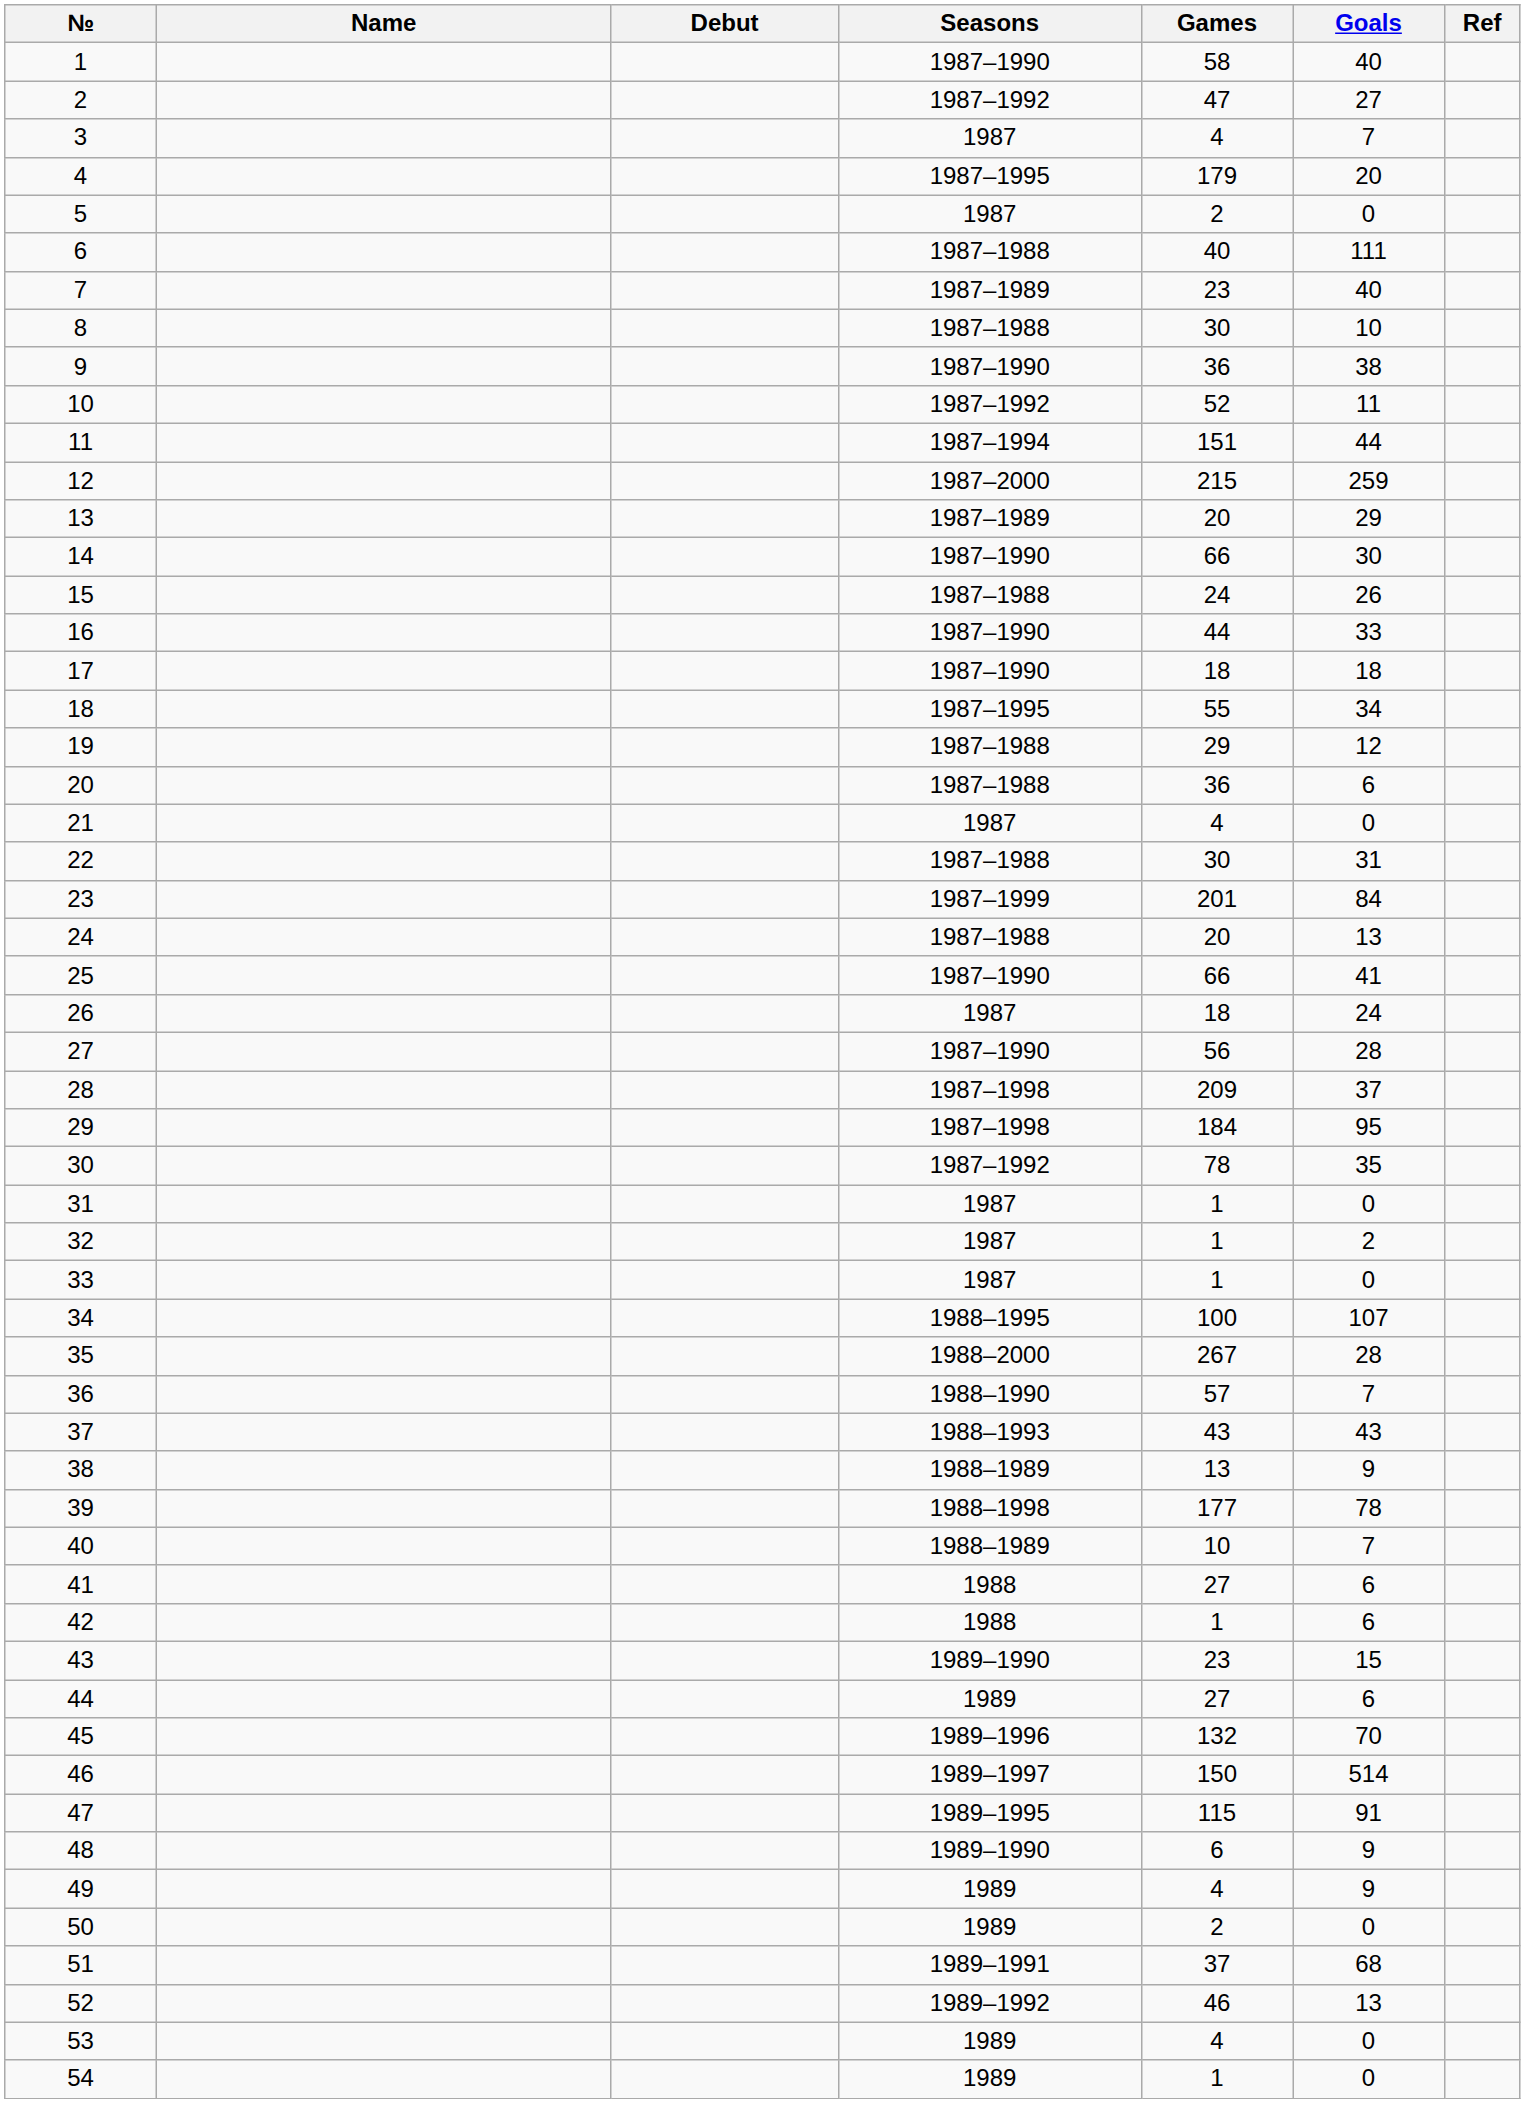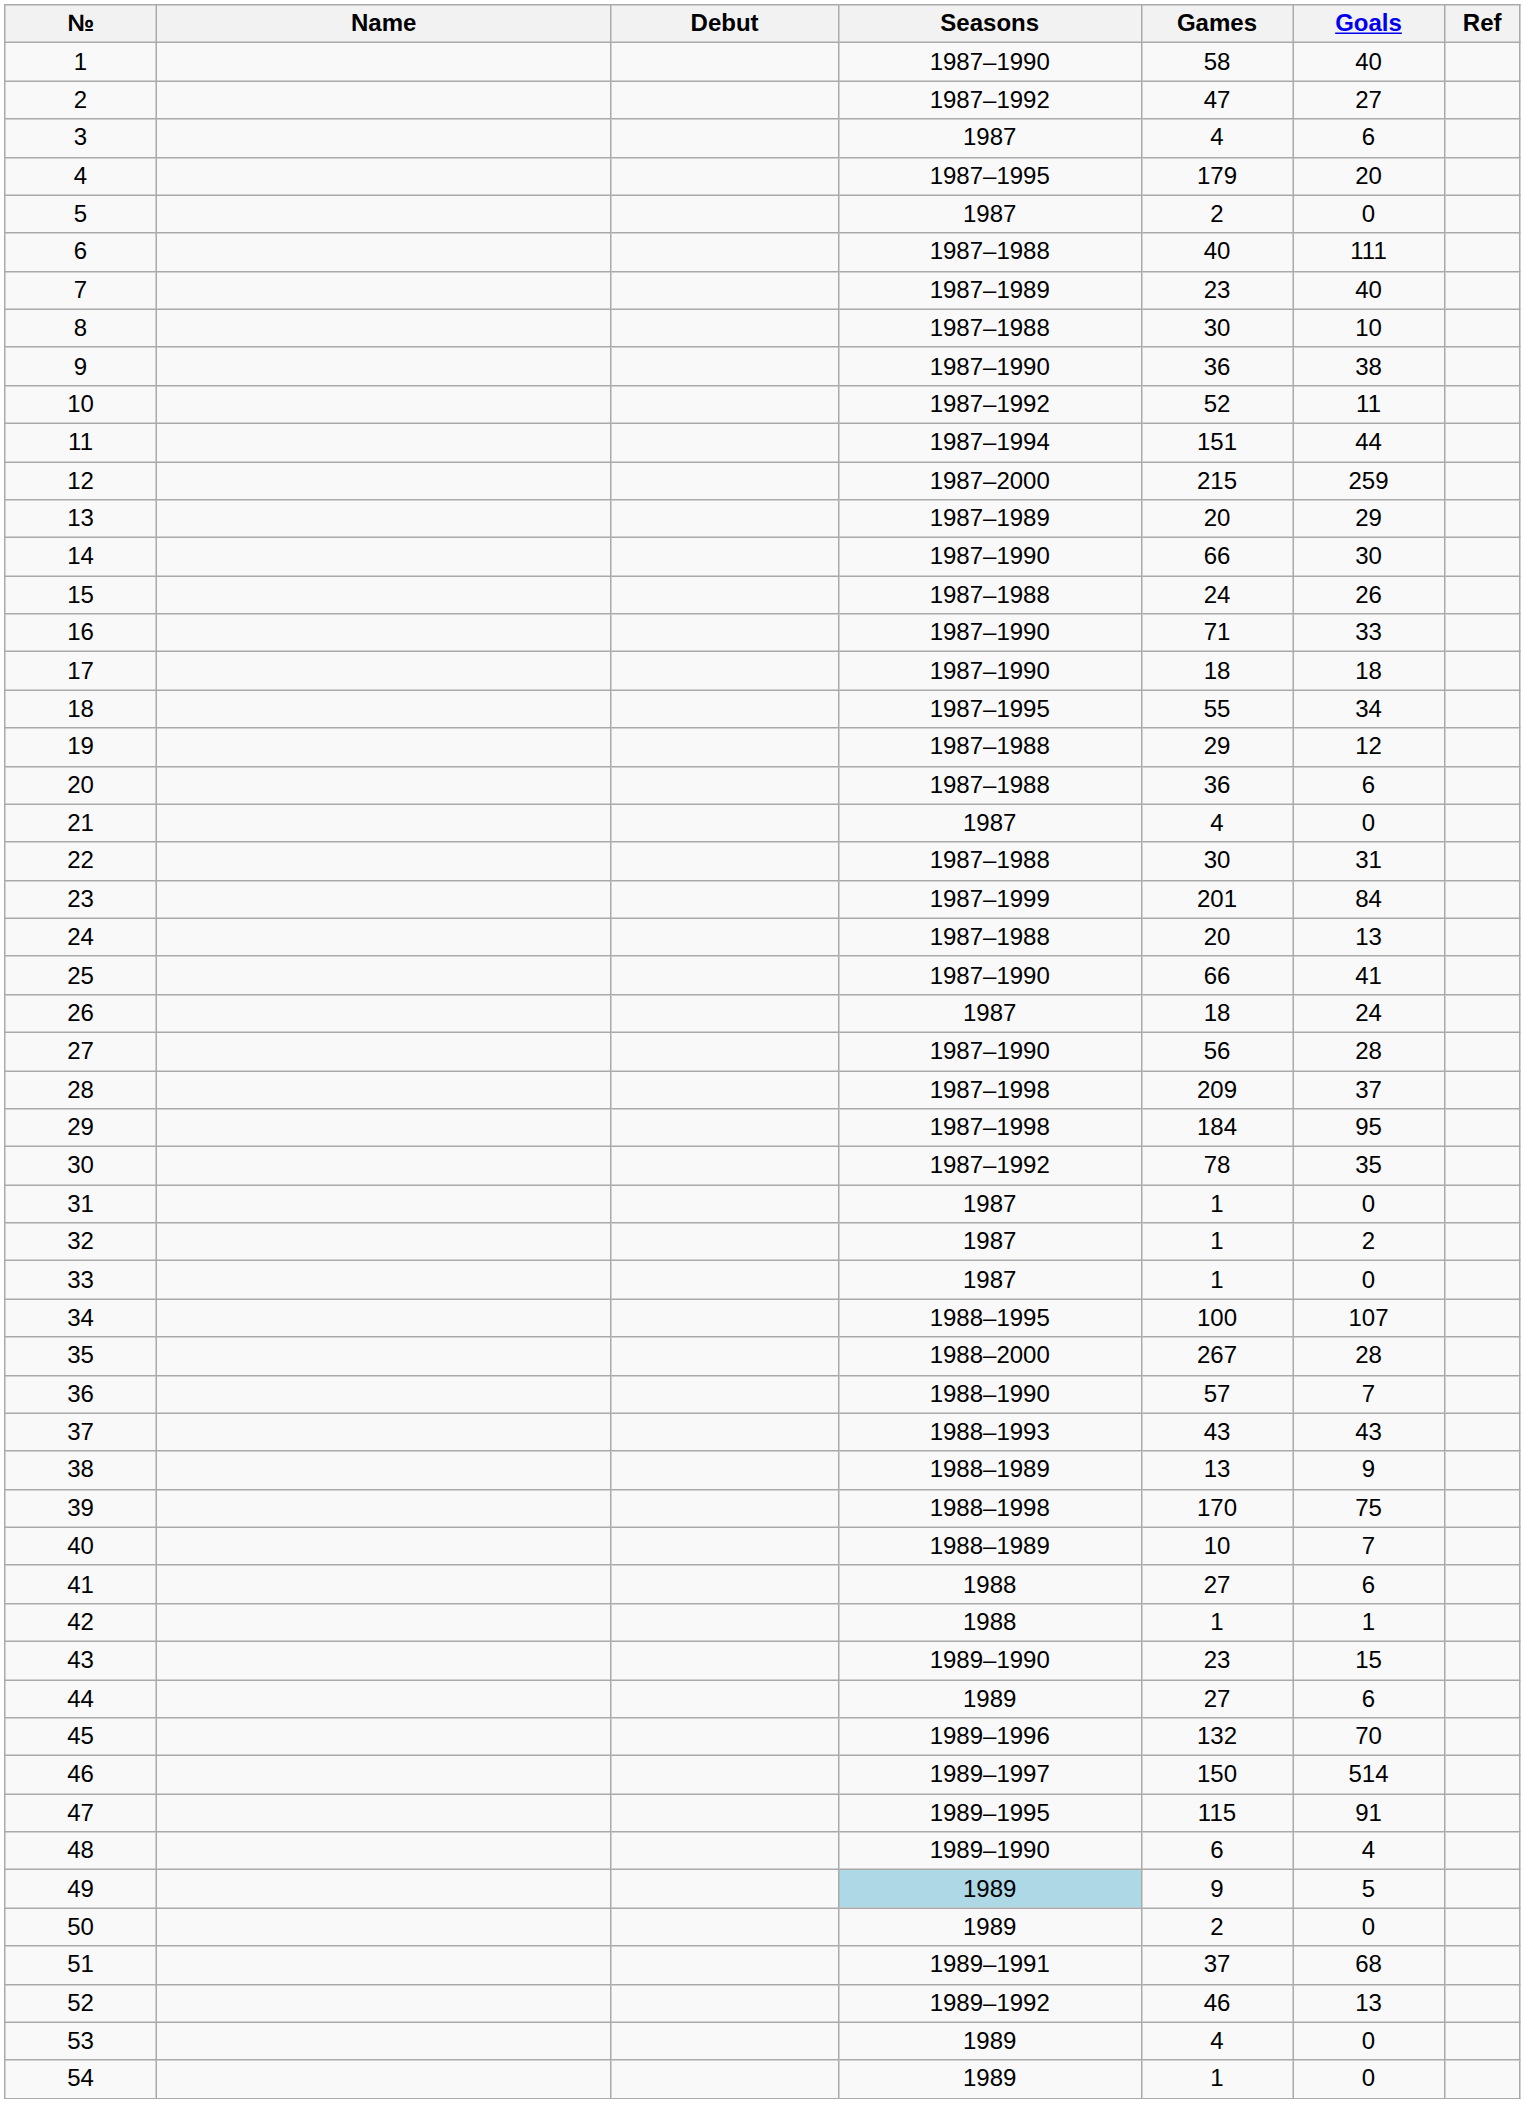(1369, 137) 7 -> (1369, 137) 6
(1217, 632) 44 -> (1217, 632) 71
(1217, 1507) 177 -> (1217, 1507) 170
(1369, 1507) 78 -> (1369, 1507) 75
(1369, 1622) 6 -> (1369, 1622) 1
(1369, 1850) 9 -> (1369, 1850) 4
(990, 1888) no background -> (990, 1888) lightblue background
(1217, 1888) 4 -> (1217, 1888) 9
(1369, 1888) 9 -> (1369, 1888) 5
